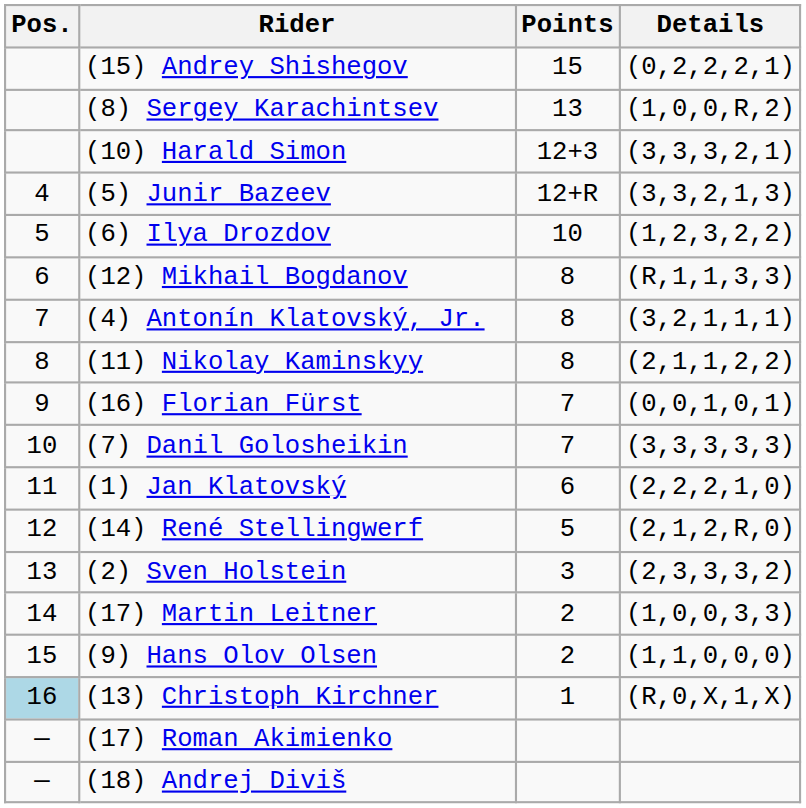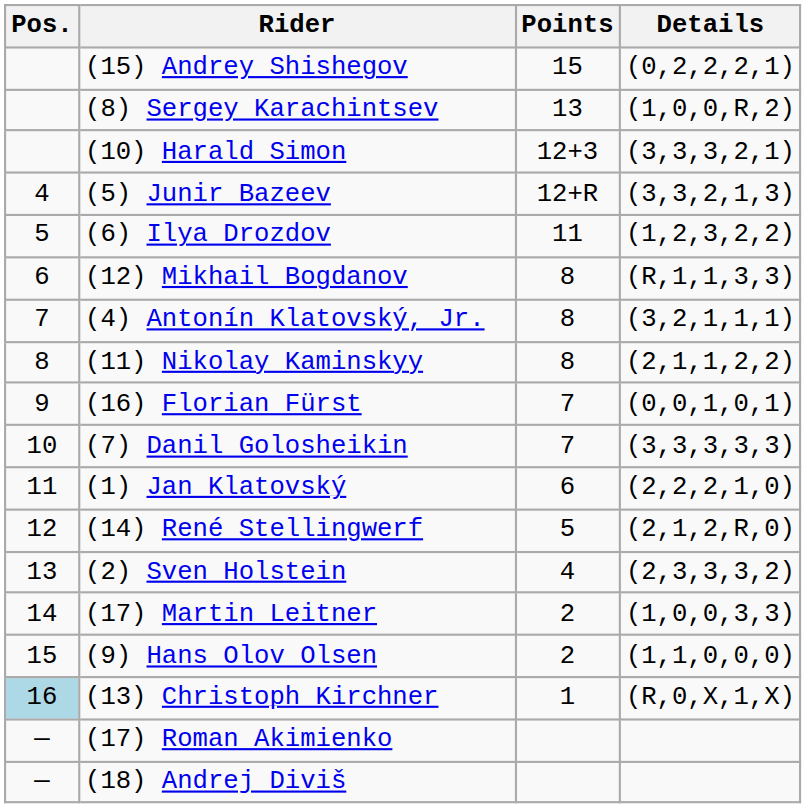(567, 236) 10 -> (567, 236) 11
(567, 572) 3 -> (567, 572) 4
